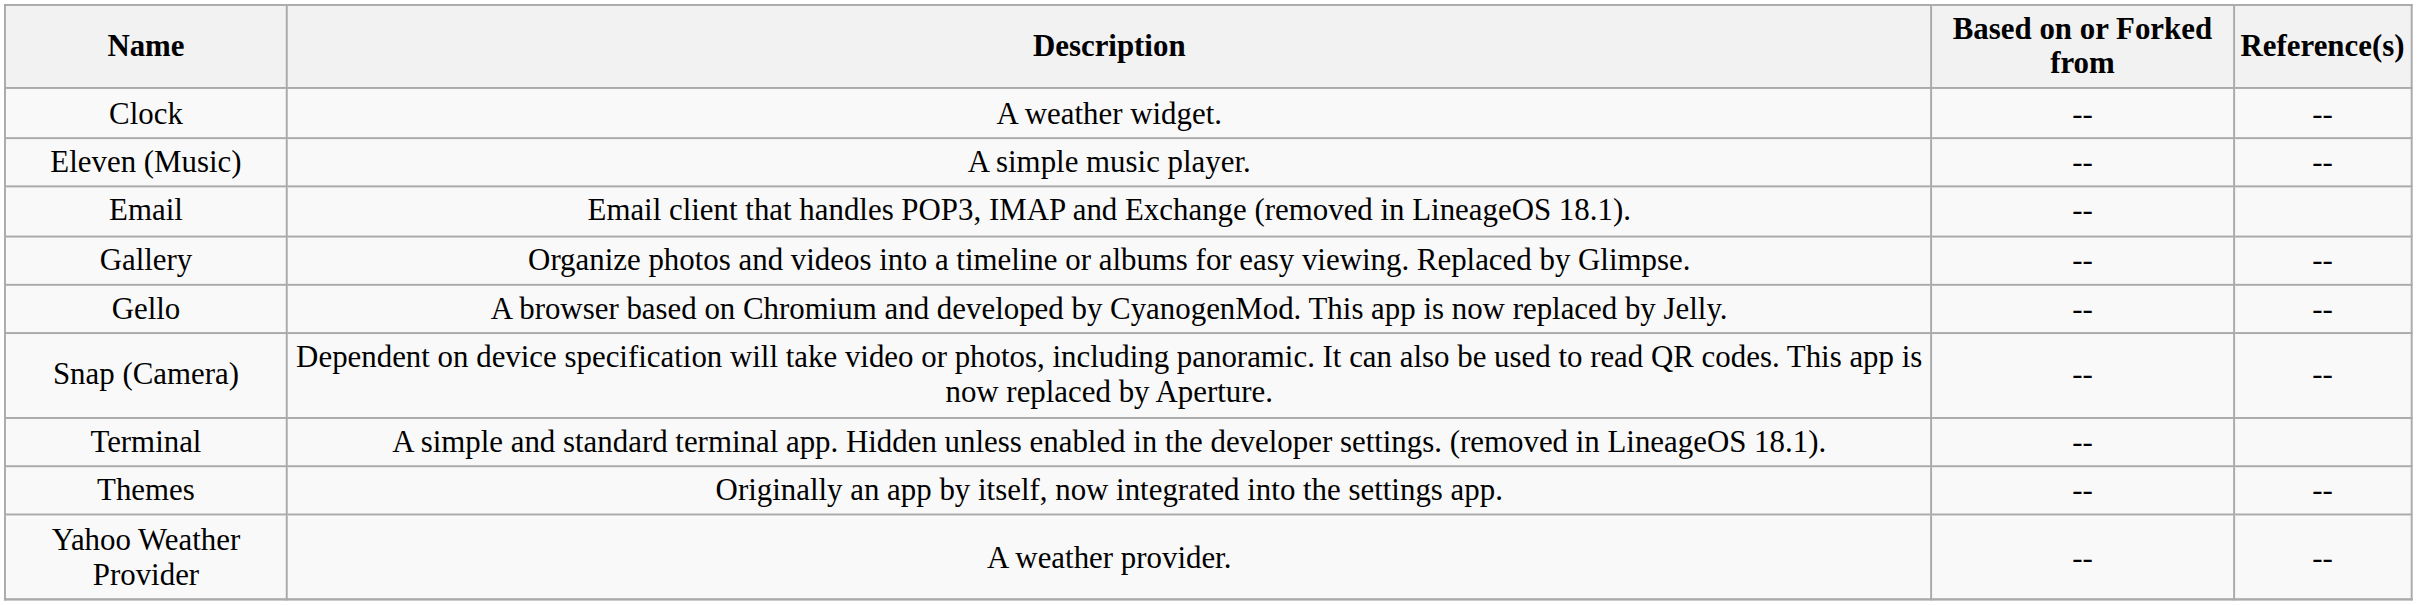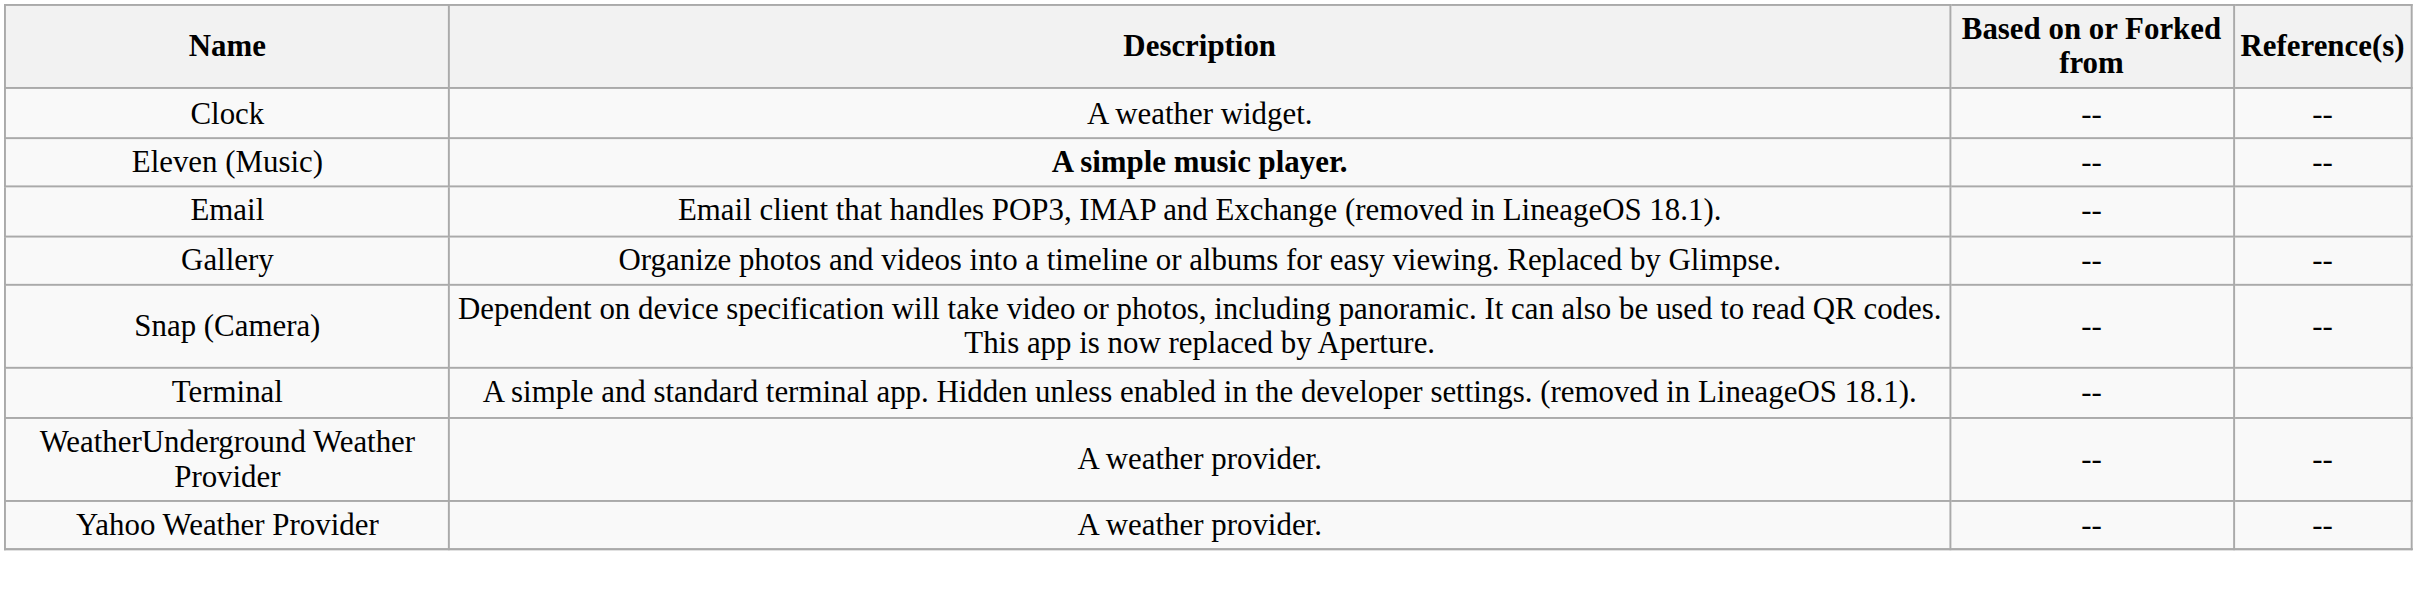(1109, 161) normal -> (1200, 161) bold
- row: (146, 308)
- row: (146, 490)
+ row: (227, 458)
